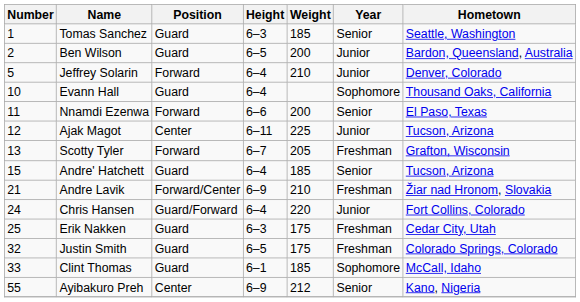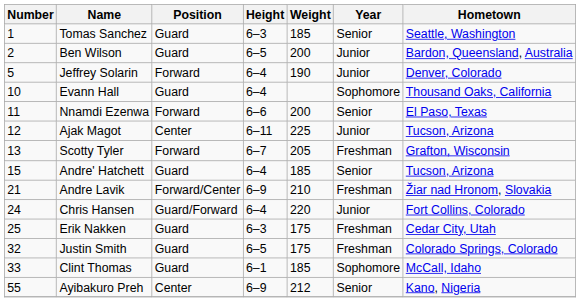(300, 73) 210 -> (300, 73) 190
